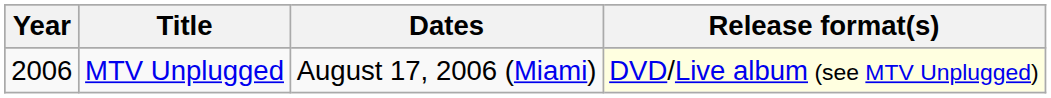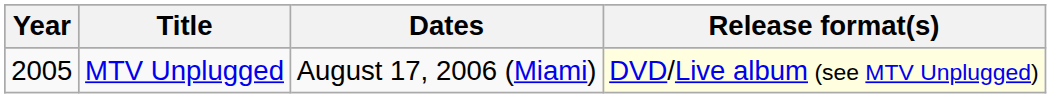(42, 69) 2006 -> (42, 69) 2005
